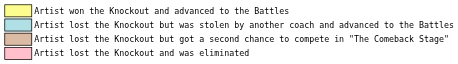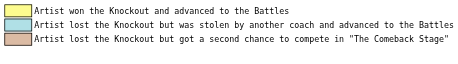- row: (142, 53)
